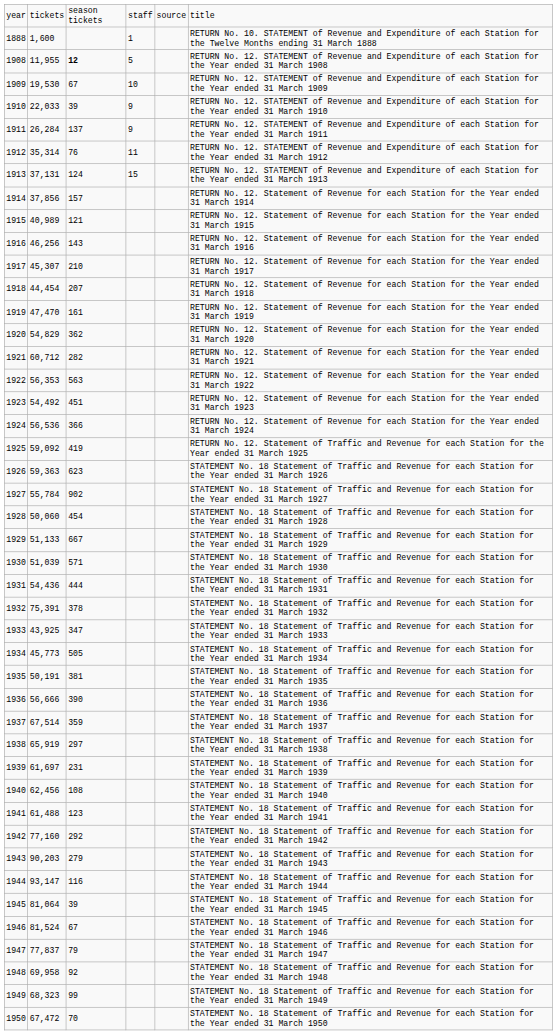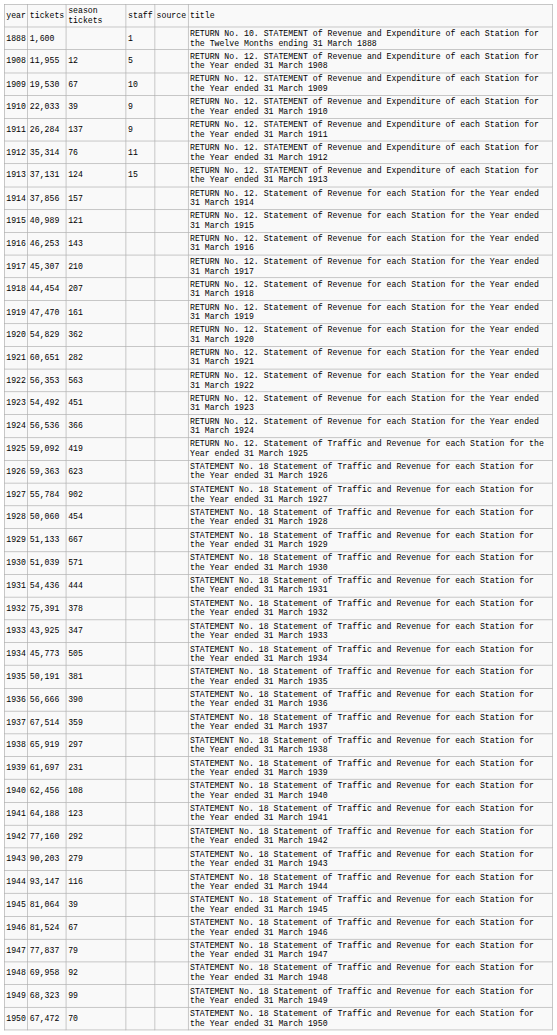(73, 61) bold -> (73, 61) normal
(45, 244) 46,256 -> (45, 244) 46,253
(45, 358) 60,712 -> (45, 358) 60,651
(45, 814) 61,488 -> (45, 814) 64,188
